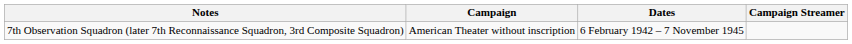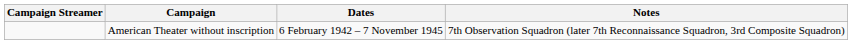columns swapped: (797, 13) <-> (205, 13)
